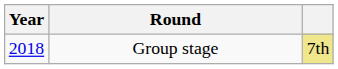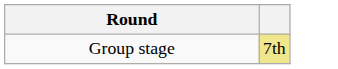- column: (26, 19)
